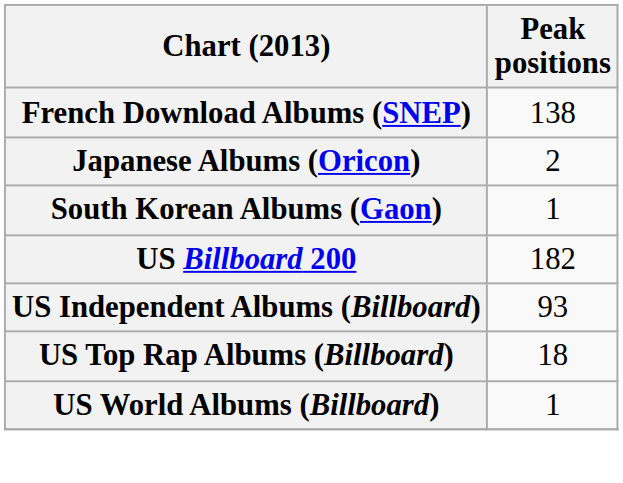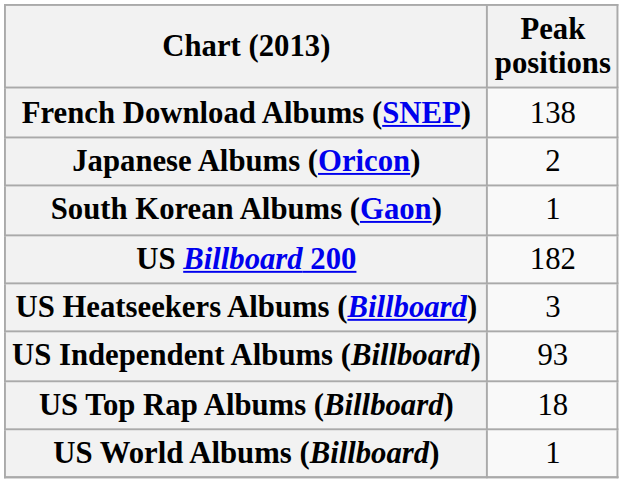+ row: (246, 307)
